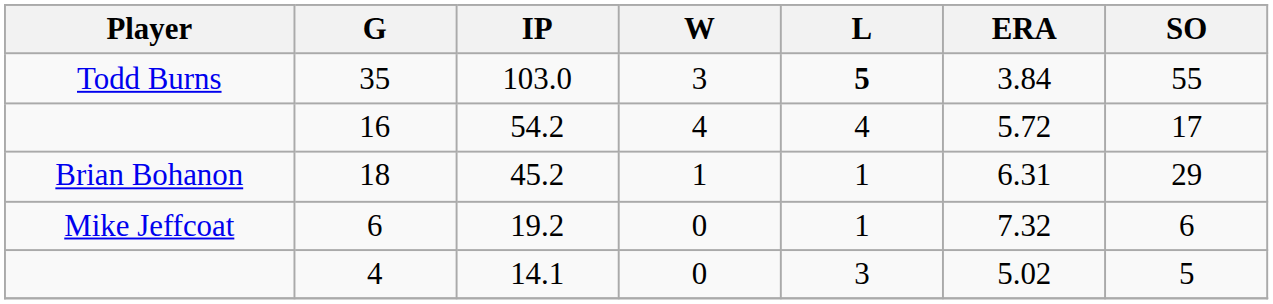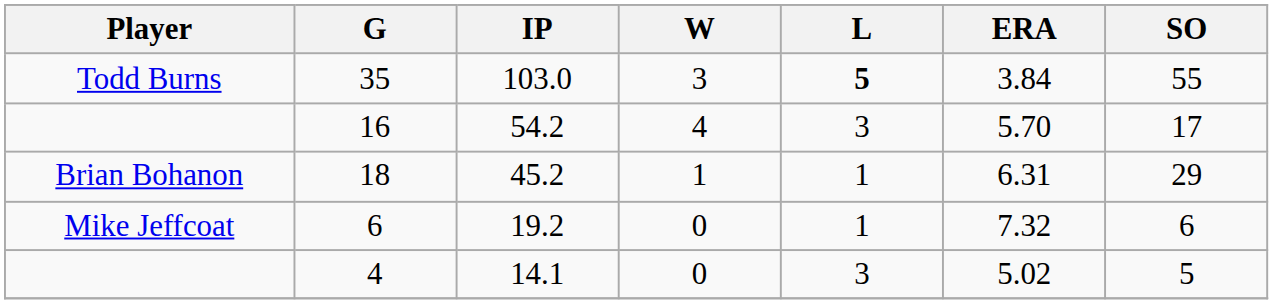(862, 126) 4 -> (862, 126) 3
(1024, 126) 5.72 -> (1024, 126) 5.70
